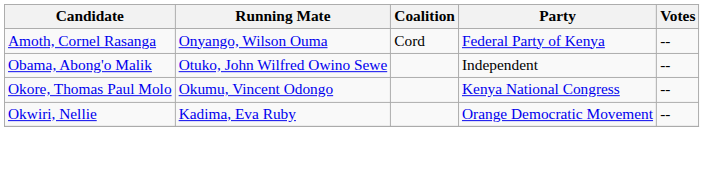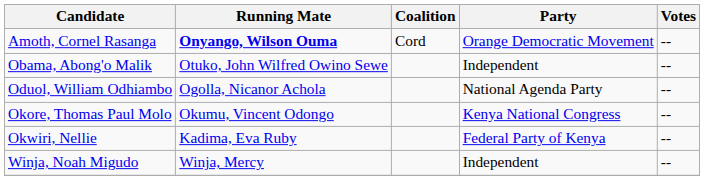(253, 41) normal -> (258, 41) bold
(533, 41) Federal Party of Kenya -> (558, 41) Orange Democratic Movement
+ row: (90, 89)
(558, 114) Orange Democratic Movement -> (534, 138) Federal Party of Kenya
+ row: (73, 162)
